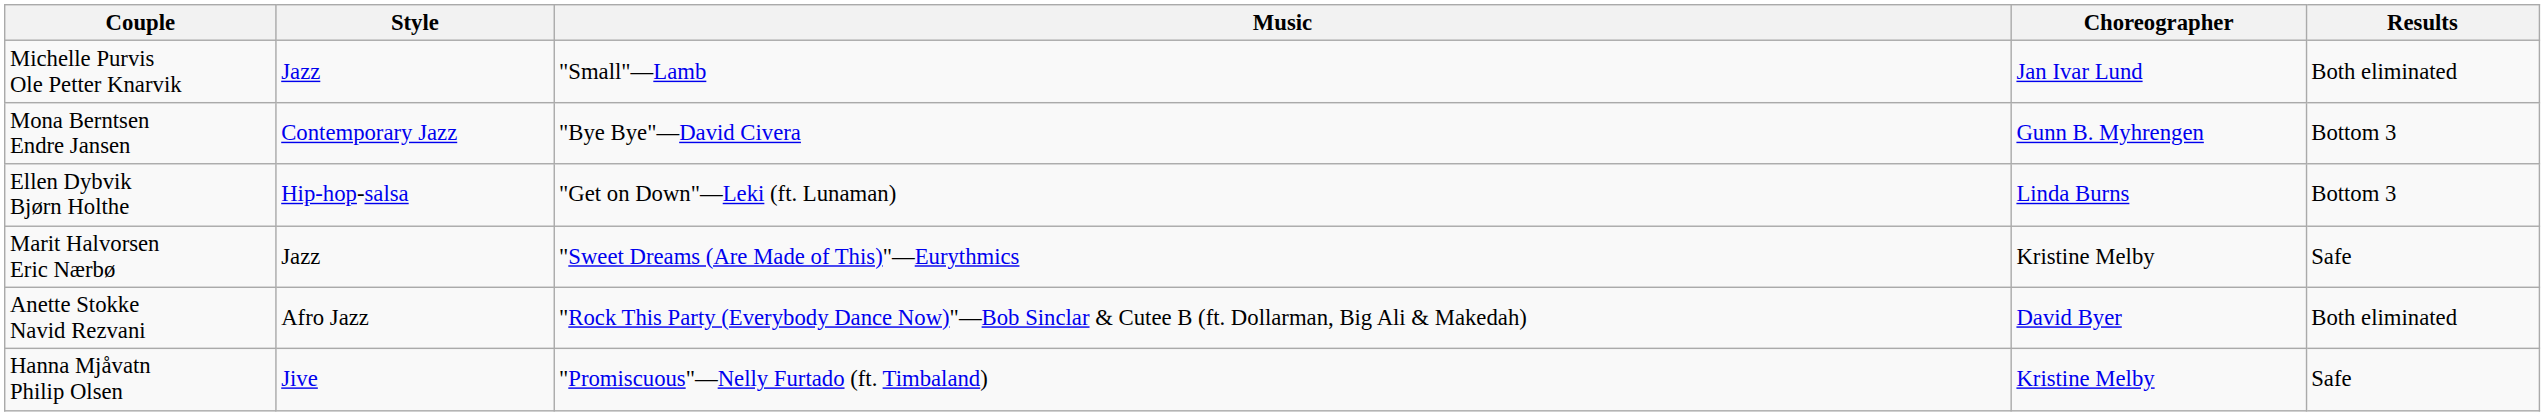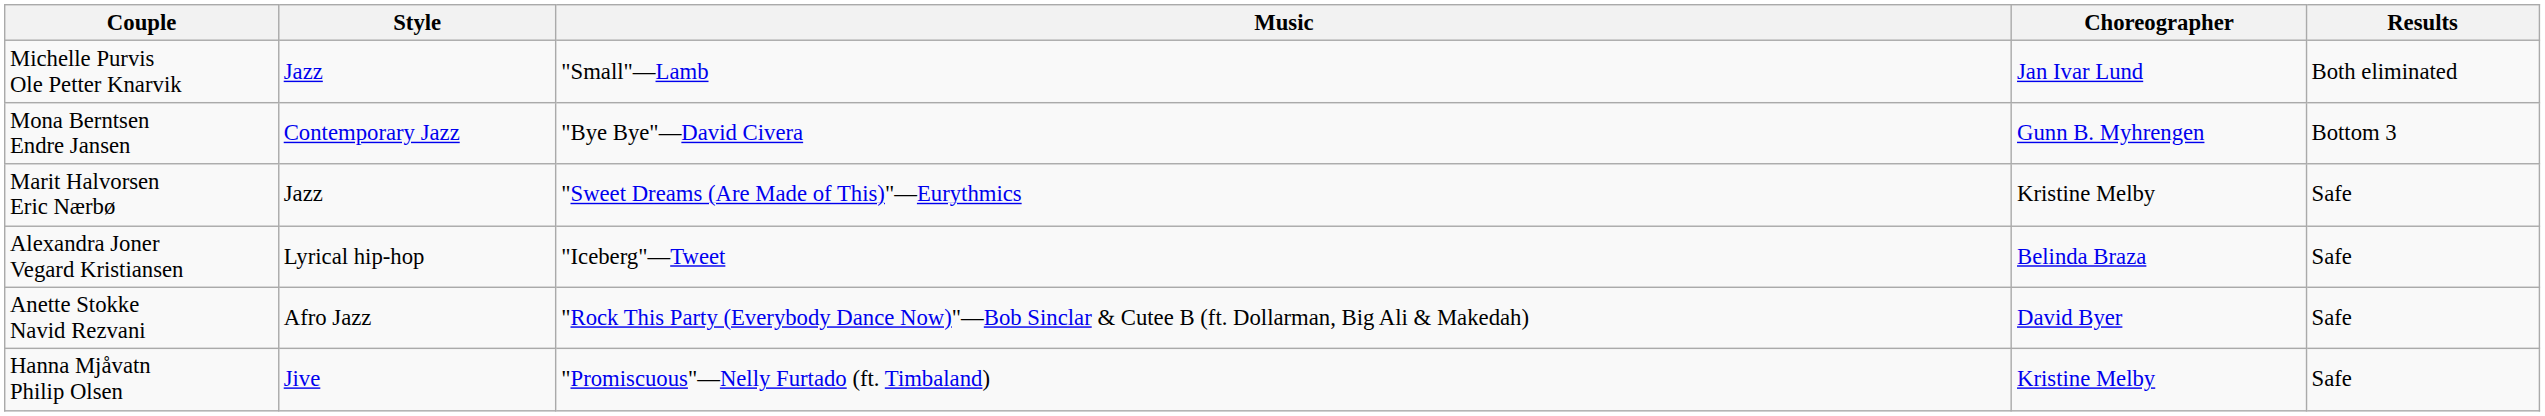- row: (71, 194)
+ row: (97, 256)
(2384, 317) Both eliminated -> (2332, 317) Safe
